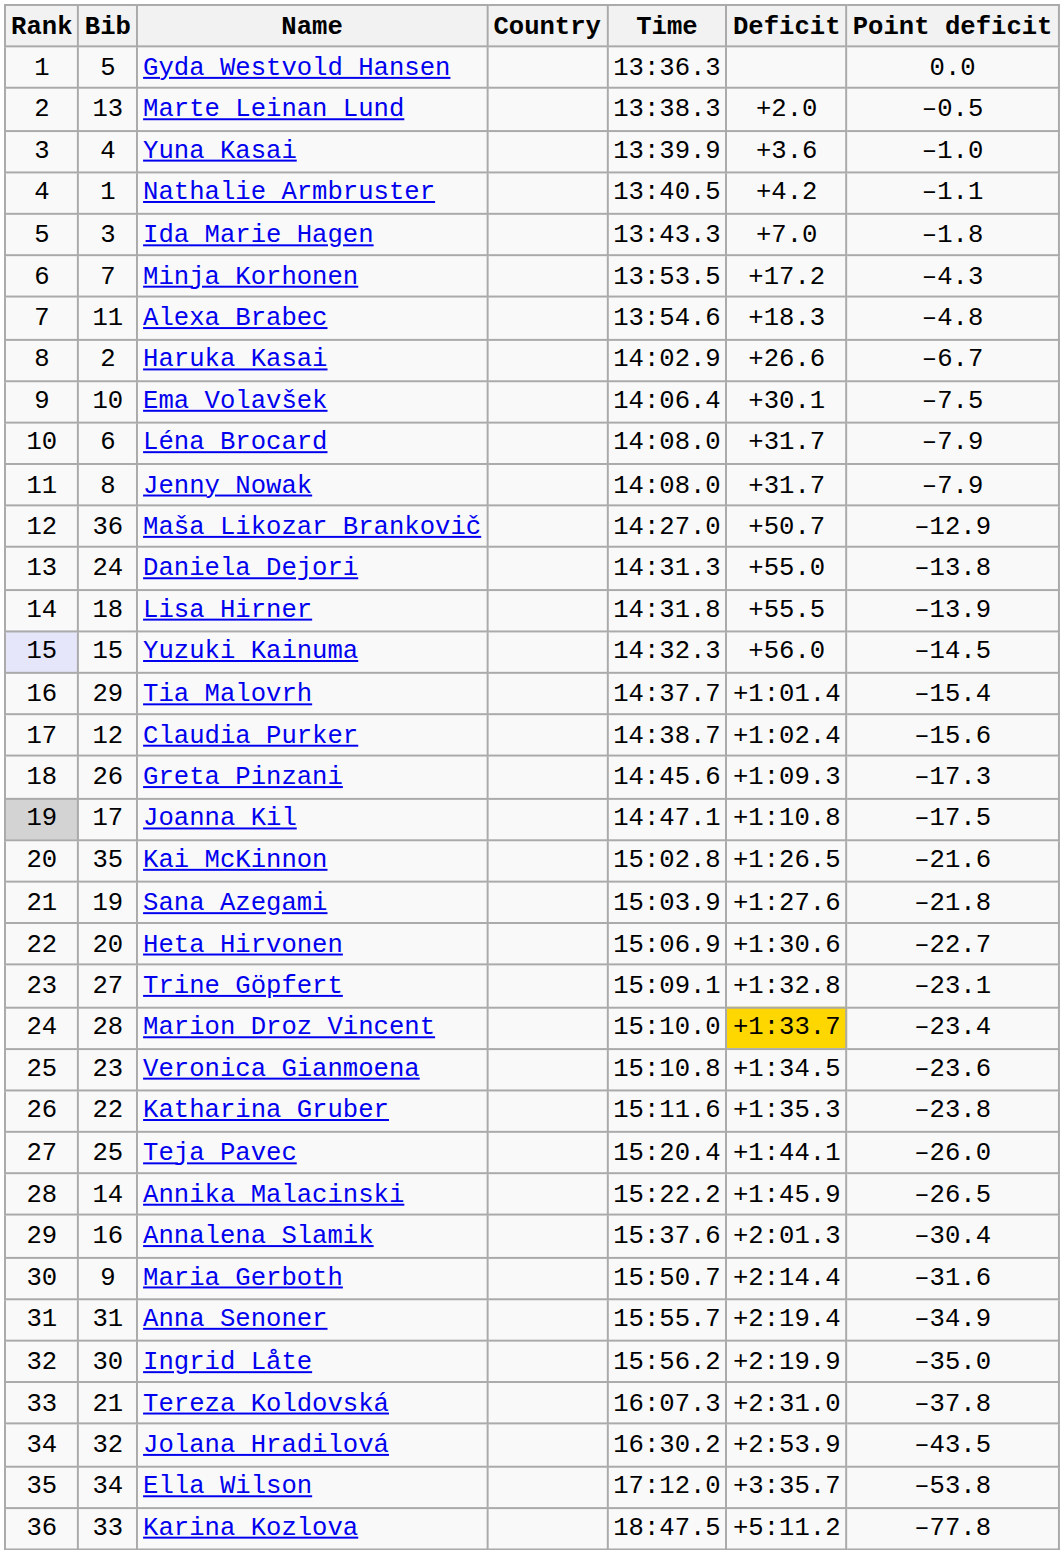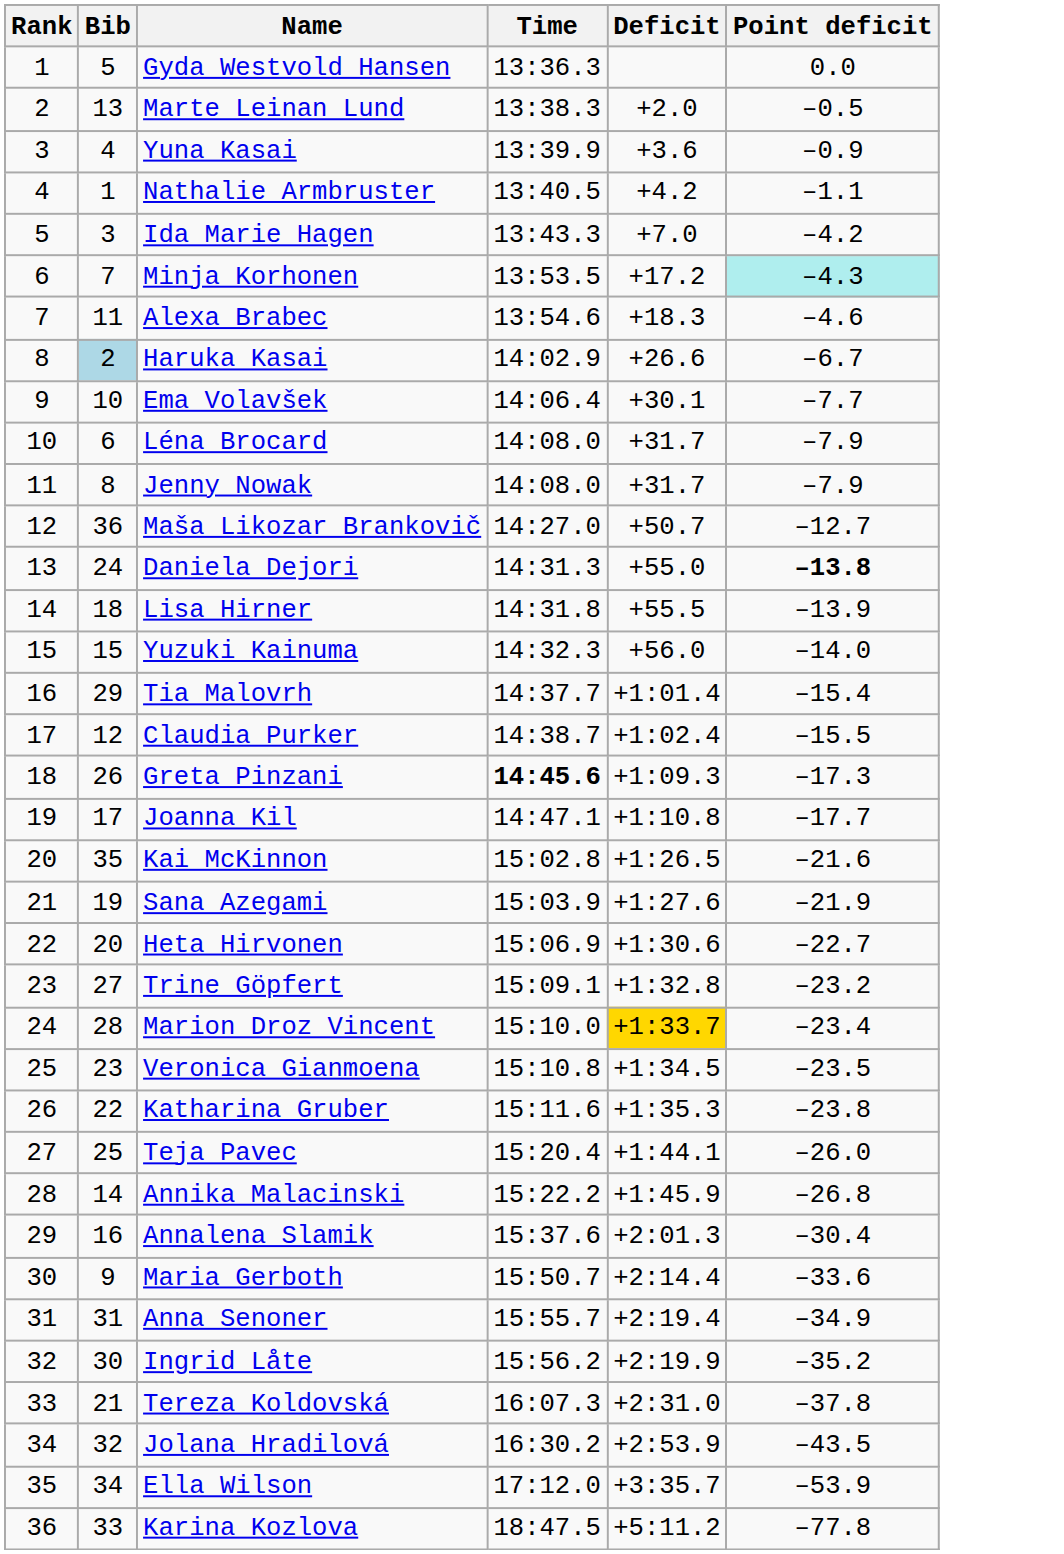- column: (547, 26)
(953, 151) –1.0 -> (833, 151) –0.9
(953, 235) –1.8 -> (833, 235) –4.2
(953, 276) no background -> (833, 276) paleturquoise background
(953, 318) –4.8 -> (833, 318) –4.6
(108, 360) no background -> (108, 360) lightblue background
(953, 402) –7.5 -> (833, 402) –7.7
(953, 527) –12.9 -> (833, 527) –12.7
(953, 568) normal -> (833, 568) bold
(42, 652) lavender background -> (42, 652) no background
(953, 652) –14.5 -> (833, 652) –14.0
(953, 735) –15.6 -> (833, 735) –15.5
(667, 777) normal -> (547, 777) bold
(42, 819) lightgrey background -> (42, 819) no background
(953, 819) –17.5 -> (833, 819) –17.7
(953, 902) –21.8 -> (833, 902) –21.9
(953, 986) –23.1 -> (833, 986) –23.2
(953, 1069) –23.6 -> (833, 1069) –23.5
(953, 1195) –26.5 -> (833, 1195) –26.8
(953, 1278) –31.6 -> (833, 1278) –33.6
(953, 1362) –35.0 -> (833, 1362) –35.2
(953, 1487) –53.8 -> (833, 1487) –53.9
